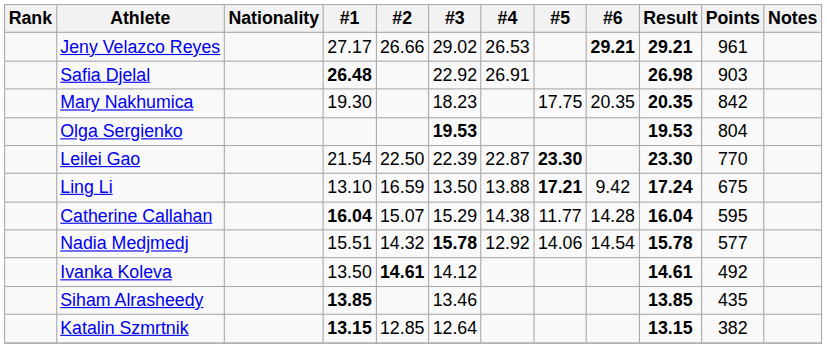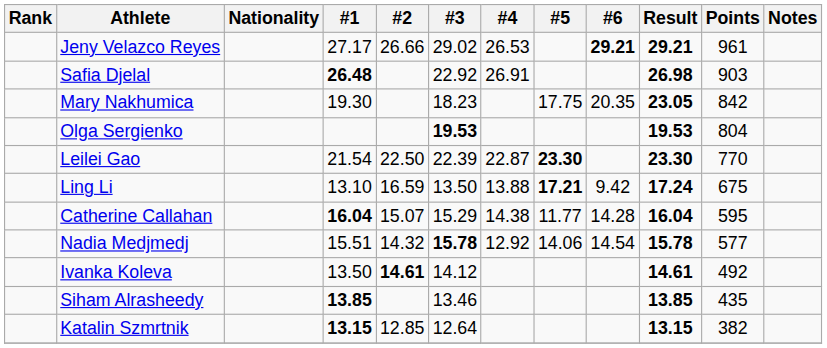(670, 103) 20.35 -> (670, 103) 23.05
